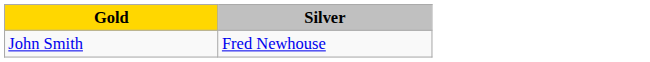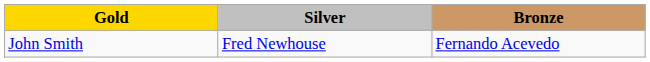+ column: (539, 17)
